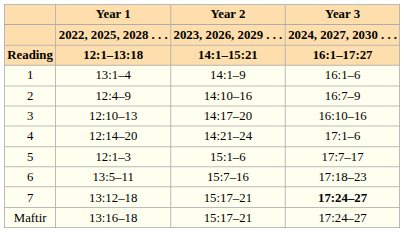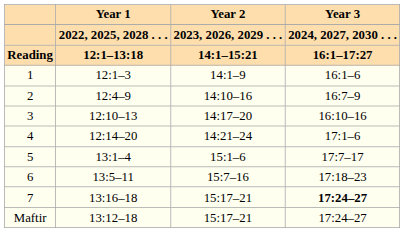(113, 75) 13:1–4 -> (113, 75) 12:1–3
(113, 156) 12:1–3 -> (113, 156) 13:1–4
(113, 197) 13:12–18 -> (113, 197) 13:16–18
(113, 217) 13:16–18 -> (113, 217) 13:12–18
